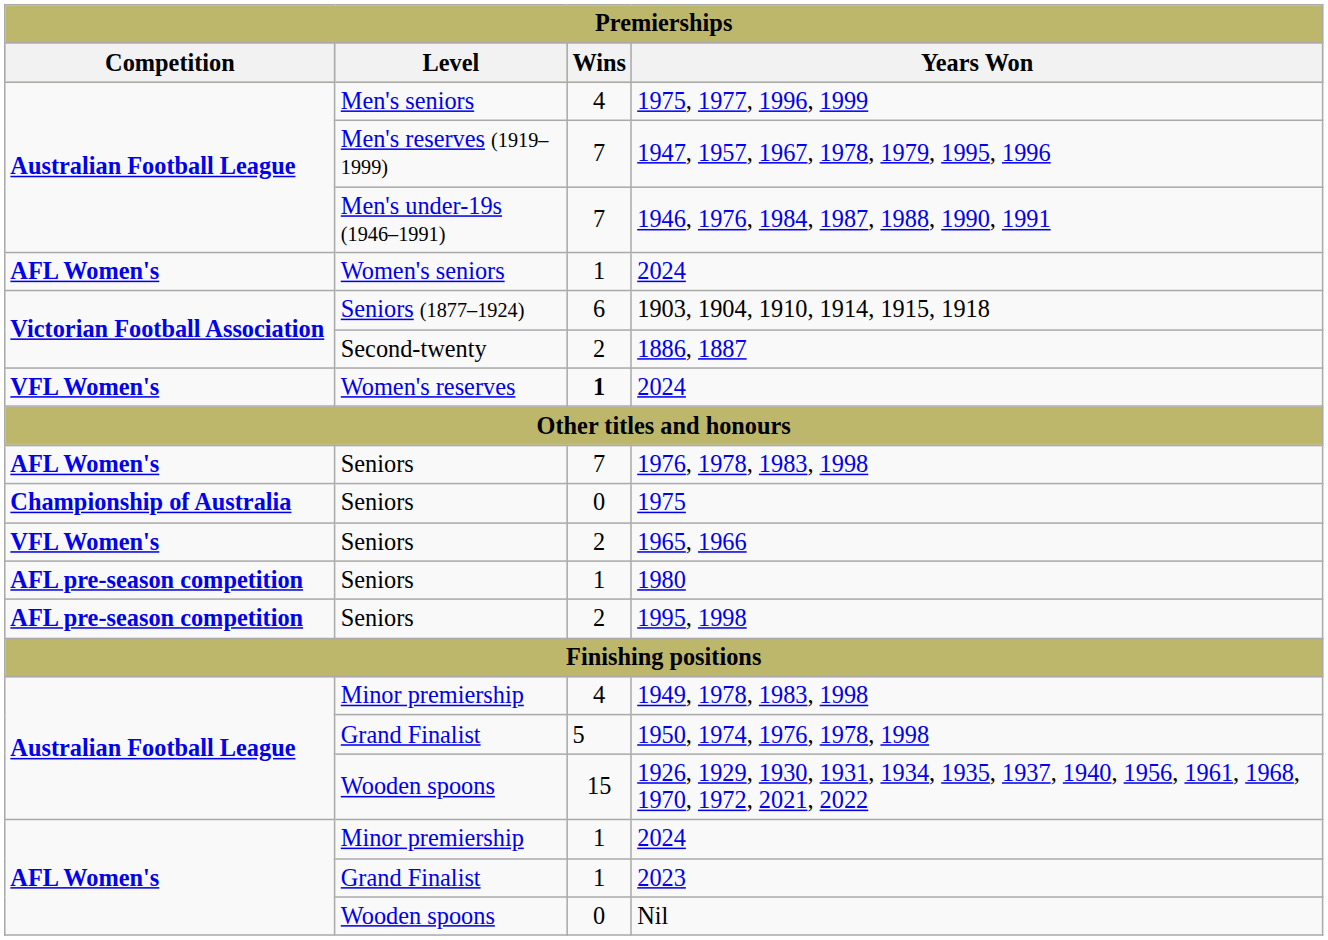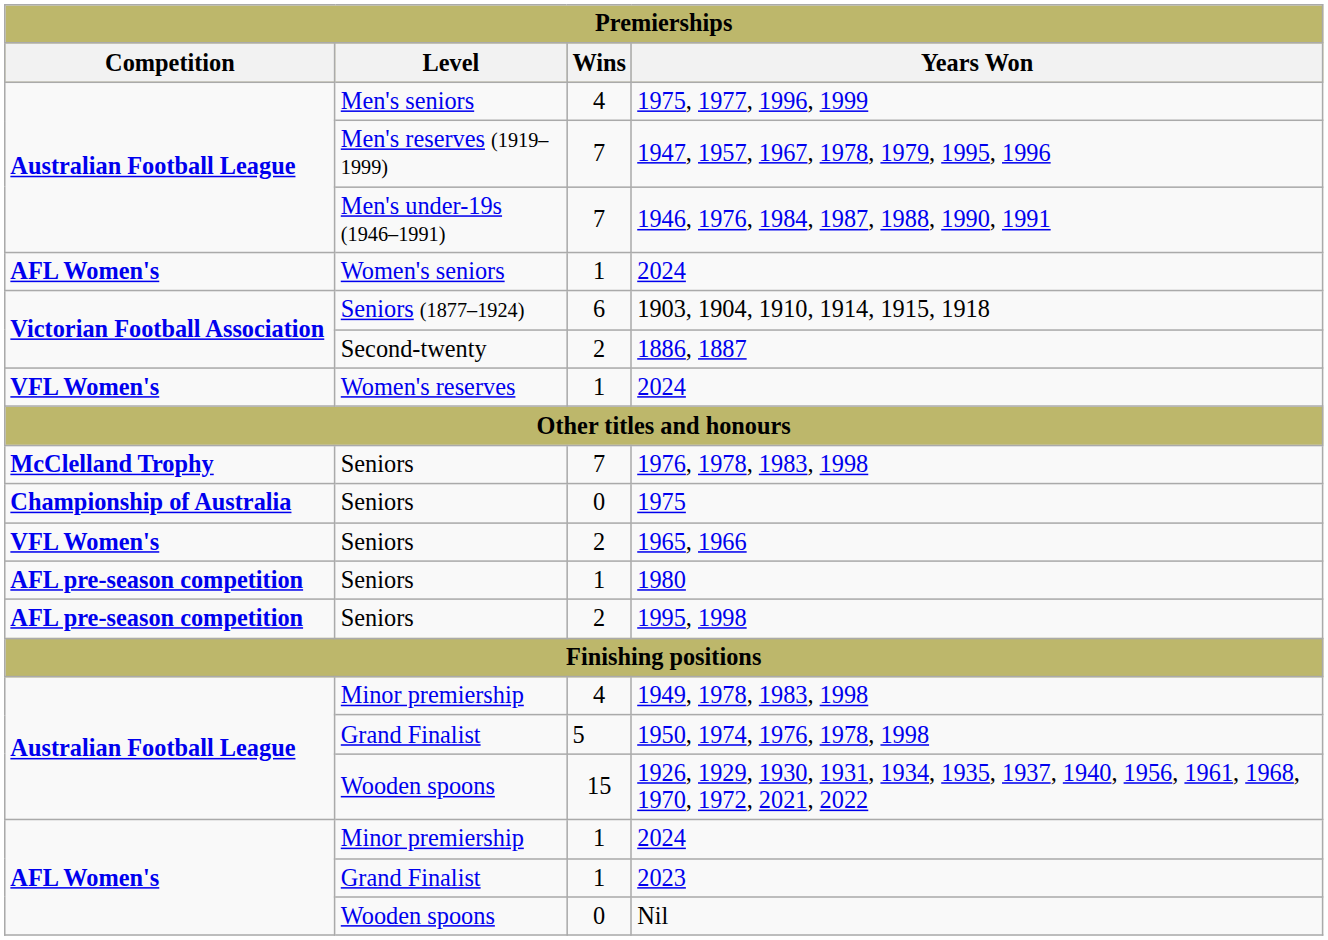(599, 387) bold -> (599, 387) normal
(85, 464) AFL Women's -> (112, 464) McClelland Trophy
